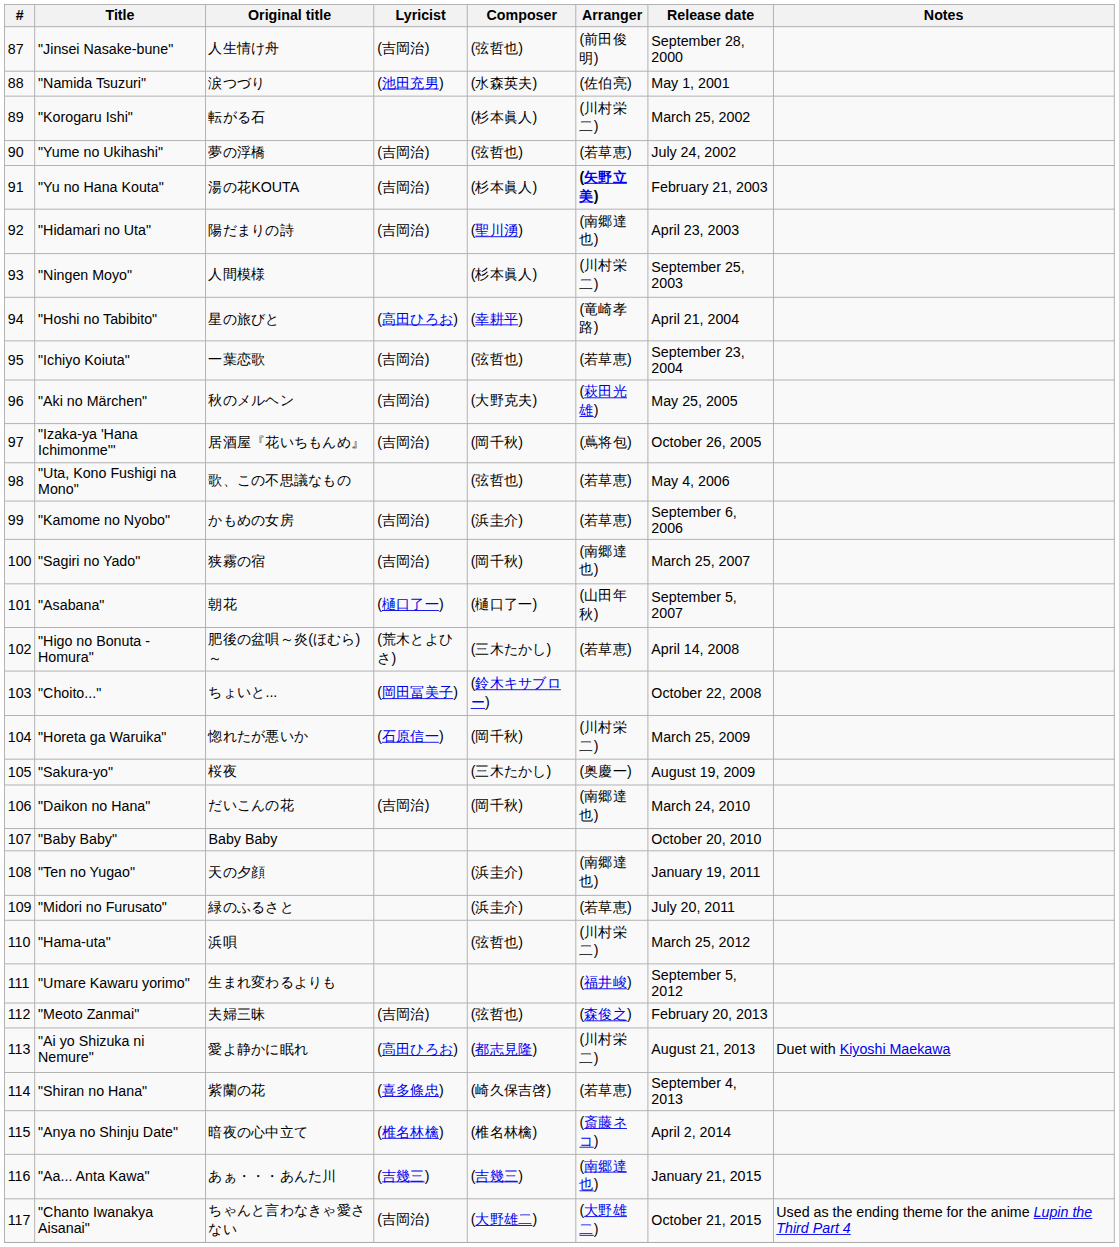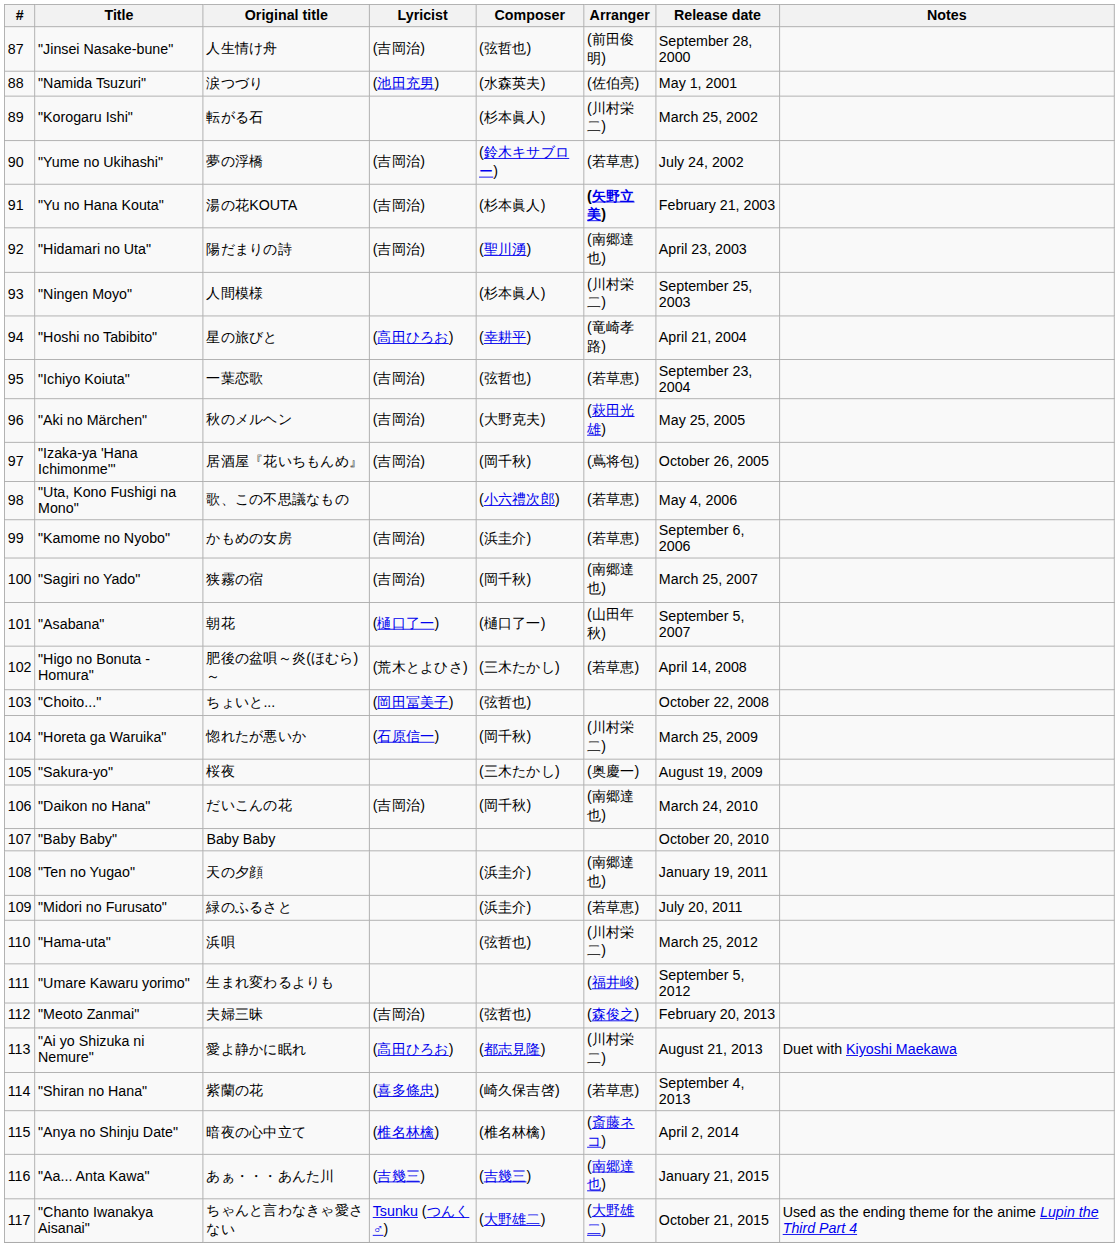(497, 152) (弦哲也) -> (524, 161) (鈴木キサブロー)
(497, 481) (弦哲也) -> (519, 499) (小六禮次郎)
(516, 692) (鈴木キサブロー) -> (505, 702) (弦哲也)
(403, 1220) (吉岡治) -> (421, 1220) Tsunku (つんく♂)
